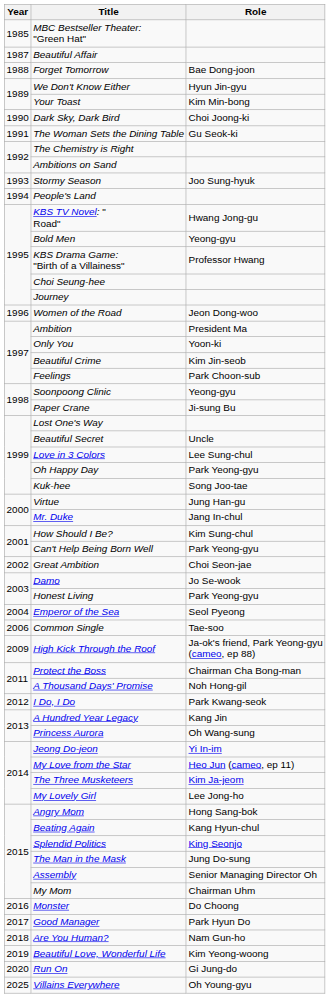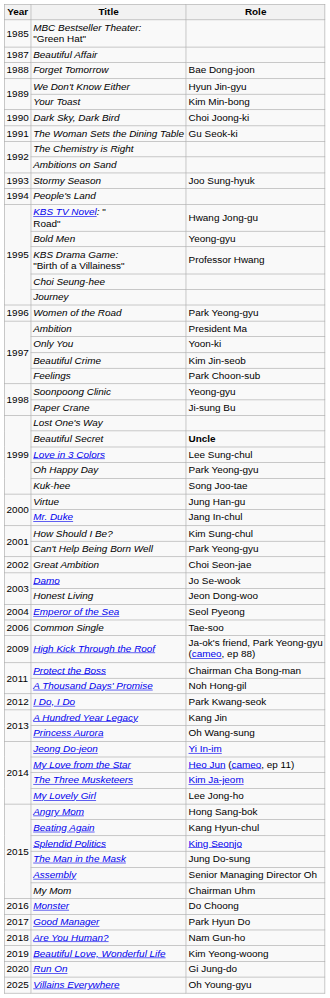(223, 313) Jeon Dong-woo -> (224, 313) Park Yeong-gyu
(201, 439) normal -> (202, 439) bold
(224, 596) Park Yeong-gyu -> (223, 596) Jeon Dong-woo
